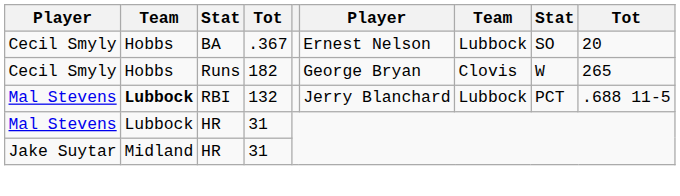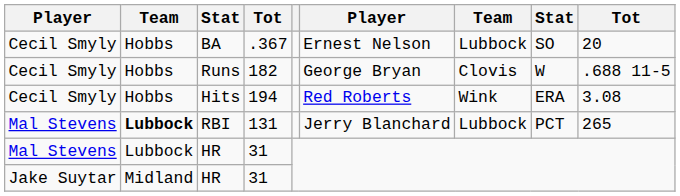(597, 71) 265 -> (626, 71) .688 11-5
+ row: (63, 98)
(263, 98) 132 -> (263, 125) 131
(626, 98) .688 11-5 -> (597, 125) 265
